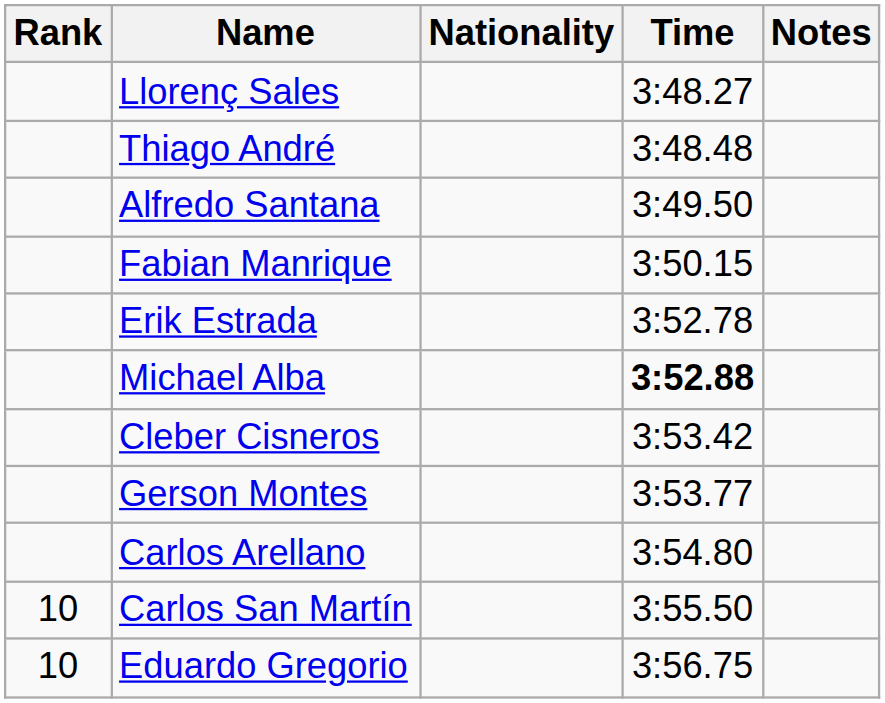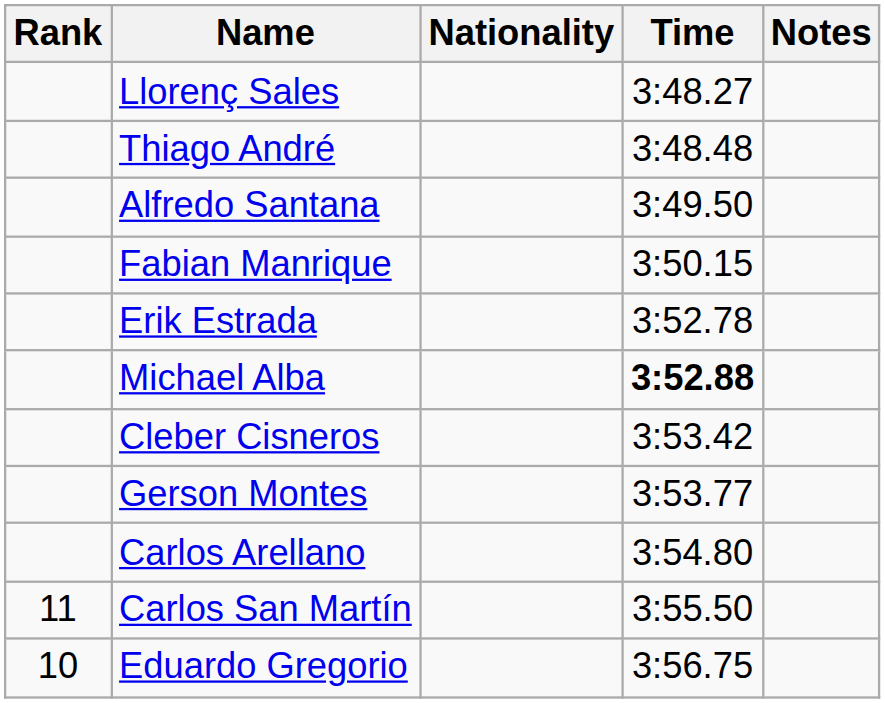(58, 609) 10 -> (58, 609) 11
